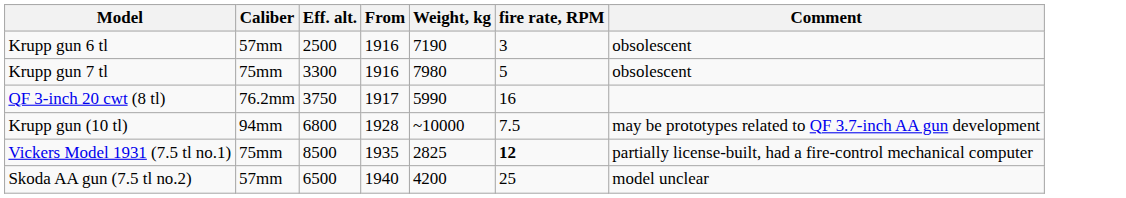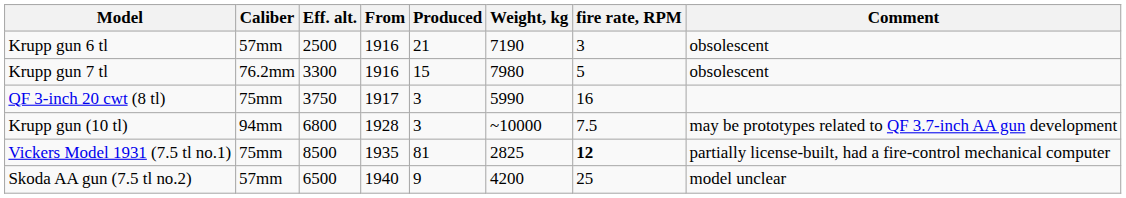+ column: (448, 17)
(261, 71) 75mm -> (267, 71) 76.2mm
(267, 98) 76.2mm -> (261, 98) 75mm
